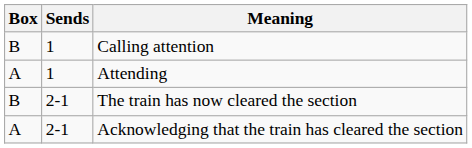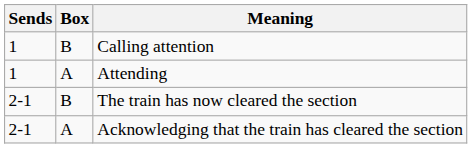columns swapped: (23, 18) <-> (67, 18)
